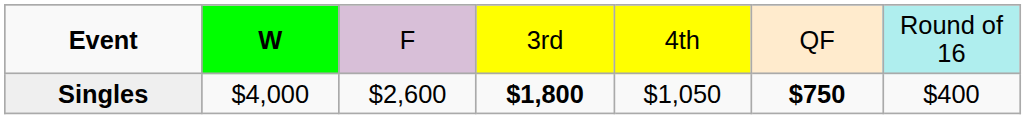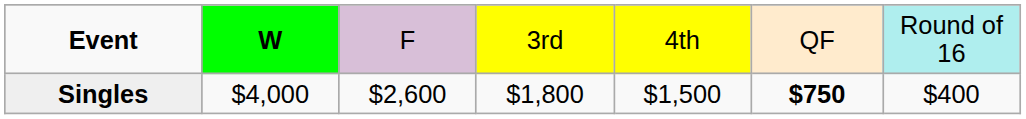(545, 94) bold -> (545, 94) normal
(682, 94) $1,050 -> (682, 94) $1,500
